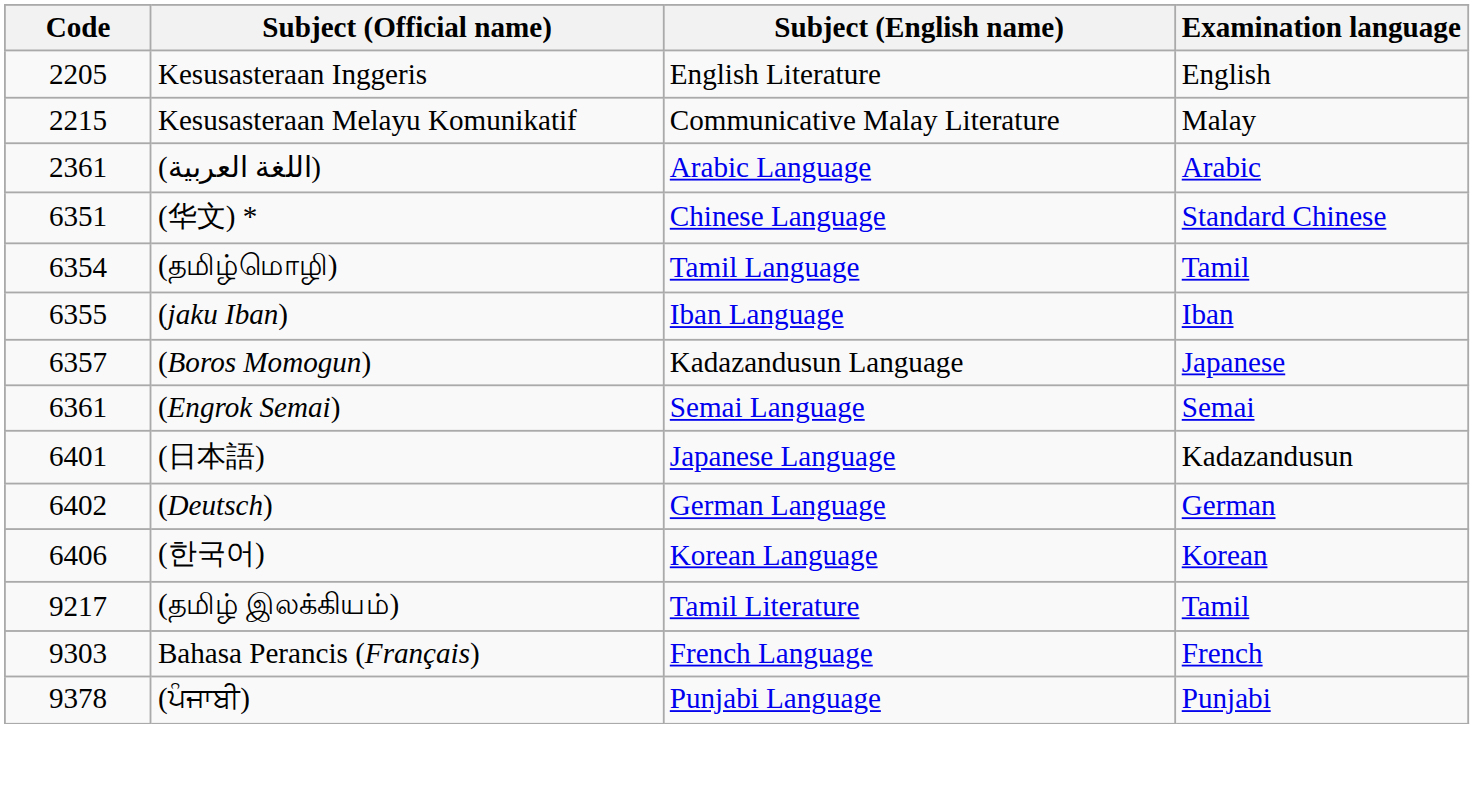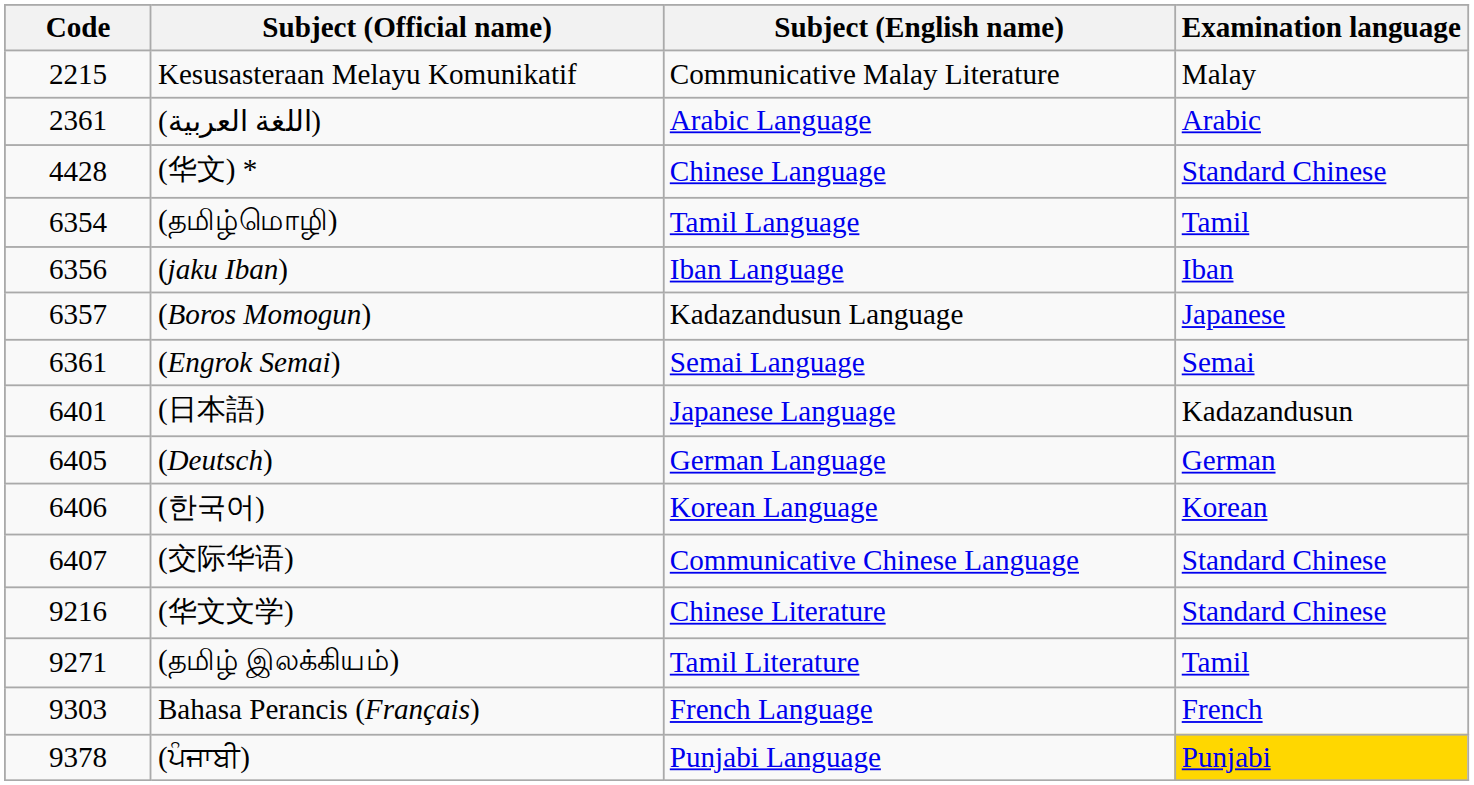- row: (293, 73)
(78, 216) 6351 -> (78, 170) 4428
(78, 315) 6355 -> (78, 269) 6356
(78, 505) 6402 -> (78, 459) 6405
+ row: (226, 559)
+ row: (226, 610)
(78, 605) 9217 -> (78, 662) 9271
(1226, 699) no background -> (1226, 756) gold background
